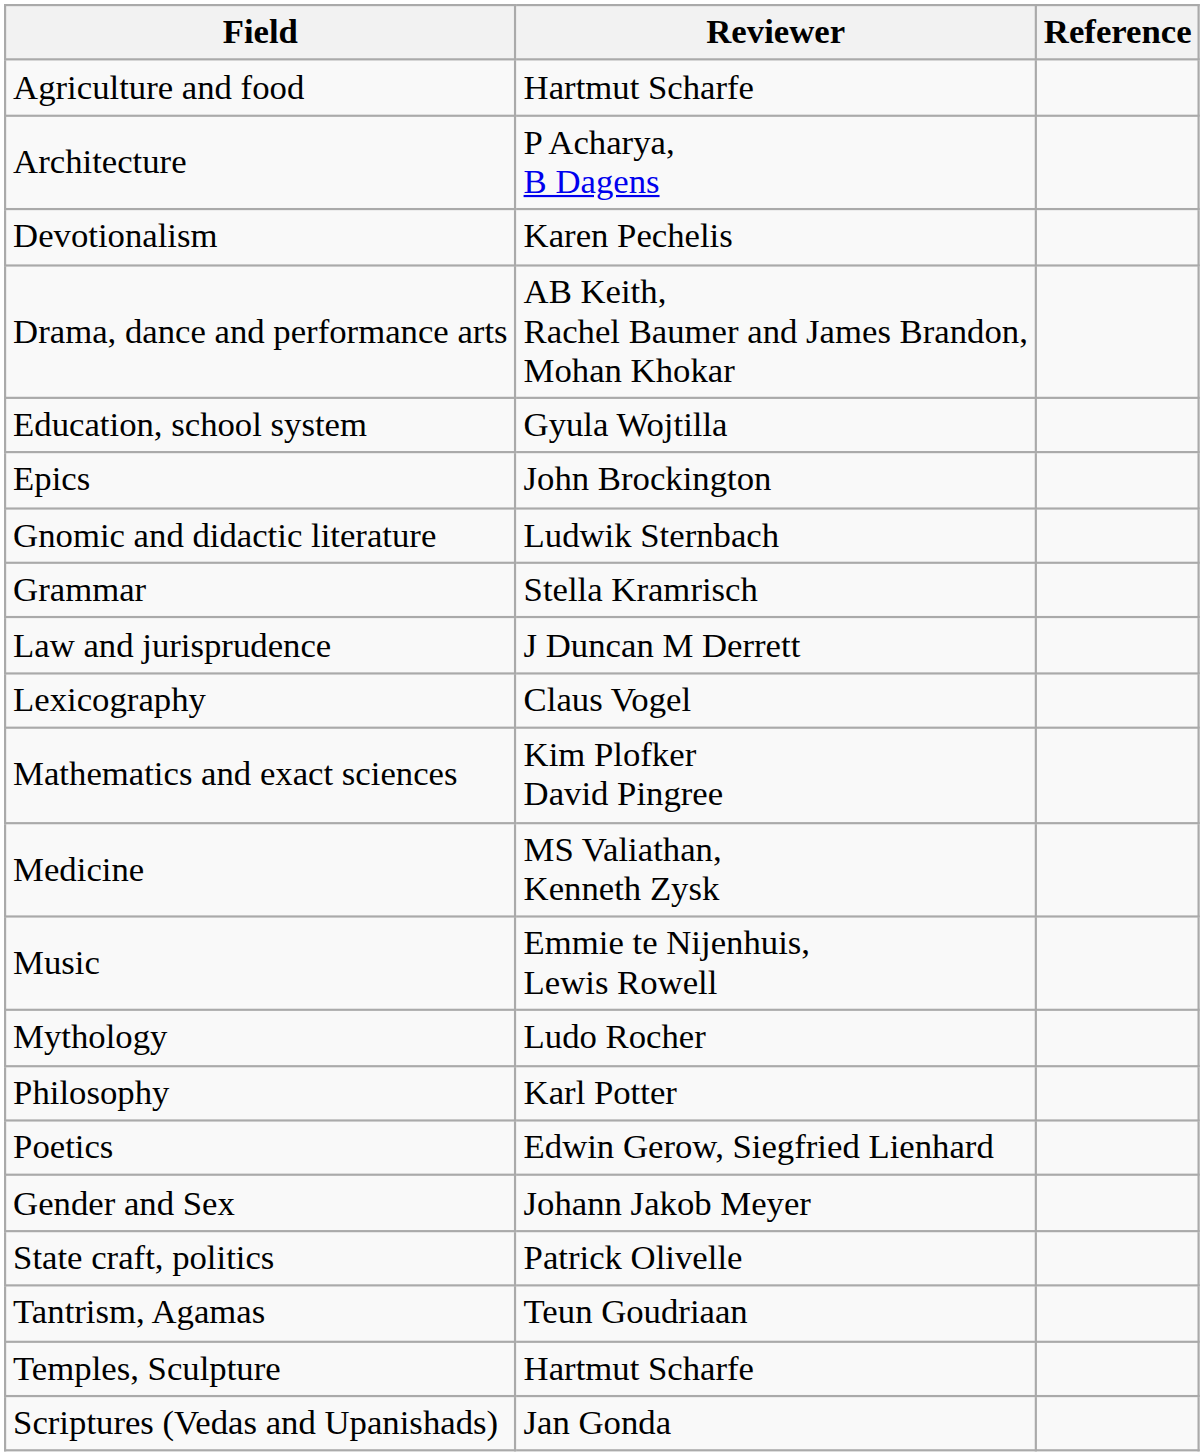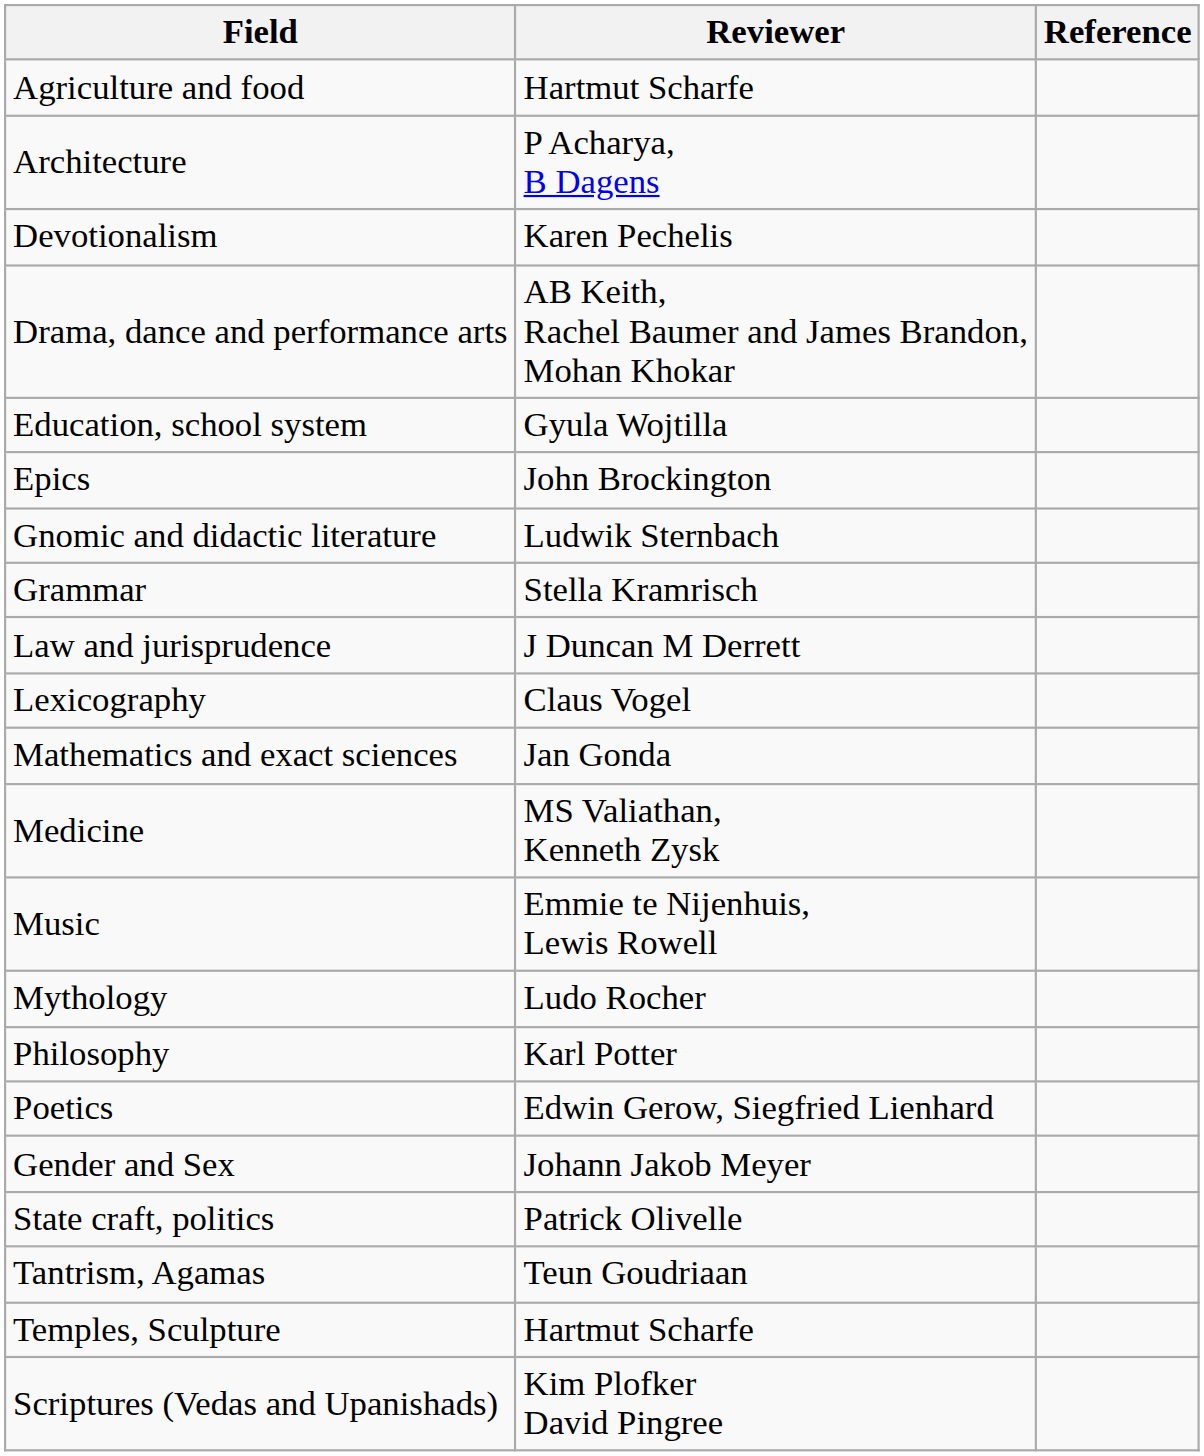(623, 774) Kim Plofker David Pingree -> (597, 754) Jan Gonda
(597, 1422) Jan Gonda -> (623, 1403) Kim Plofker David Pingree
